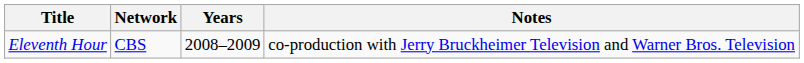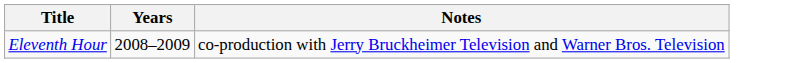- column: (146, 17)
